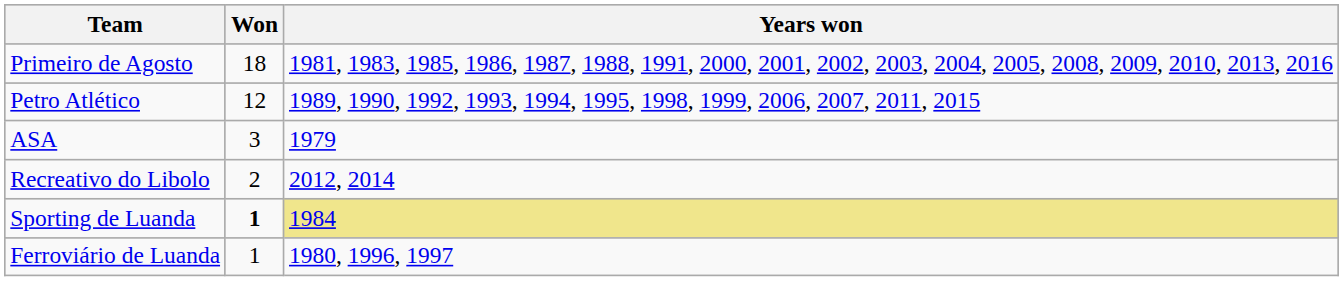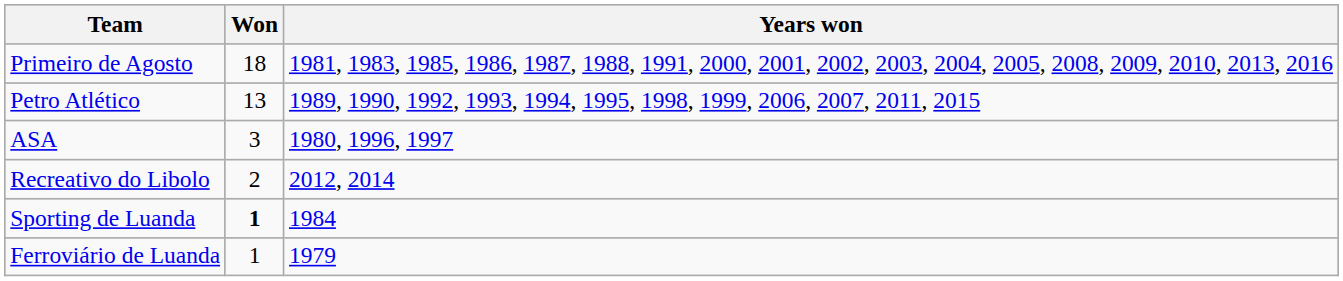(255, 101) 12 -> (255, 101) 13
(312, 140) 1979 -> (371, 140) 1980, 1996, 1997
(312, 217) khaki background -> (312, 217) no background
(371, 256) 1980, 1996, 1997 -> (312, 256) 1979
